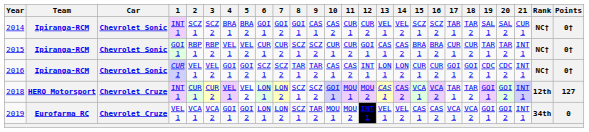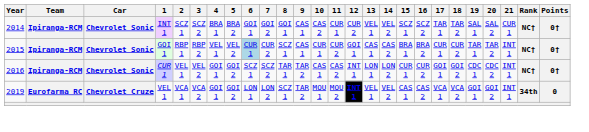(264, 49) no background -> (250, 49) lightblue background
(316, 49) SCZ 2 -> (302, 49) CAS 1
- row: (15, 92)
